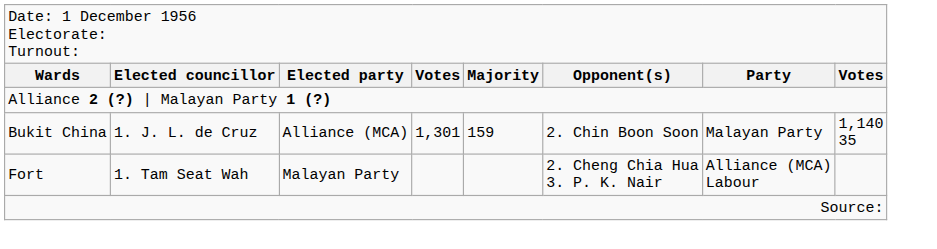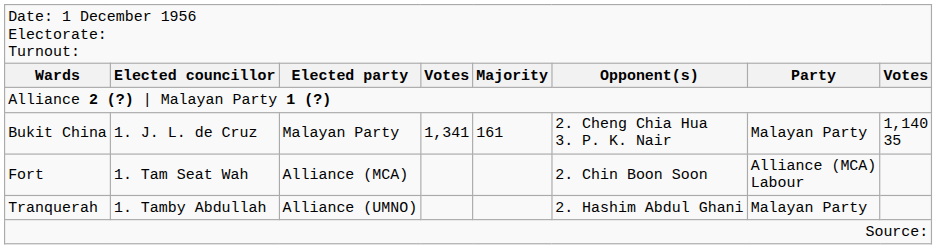(345, 133) Alliance (MCA) -> (341, 133) Malayan Party
(438, 133) 1,301 -> (447, 133) 1,341
(481, 133) 159 -> (490, 133) 161
(622, 133) 2. Chin Boon Soon -> (631, 133) 2. Cheng Chia Hua 3. P. K. Nair
(341, 175) Malayan Party -> (345, 175) Alliance (MCA)
(622, 175) 2. Cheng Chia Hua 3. P. K. Nair -> (631, 175) 2. Chin Boon Soon
+ row: (53, 208)
